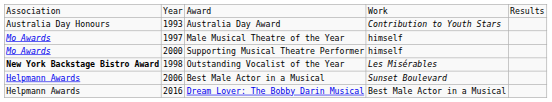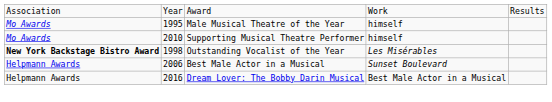- row: (233, 24)
(173, 38) 1997 -> (173, 24) 1995
(173, 51) 2000 -> (173, 38) 2010
